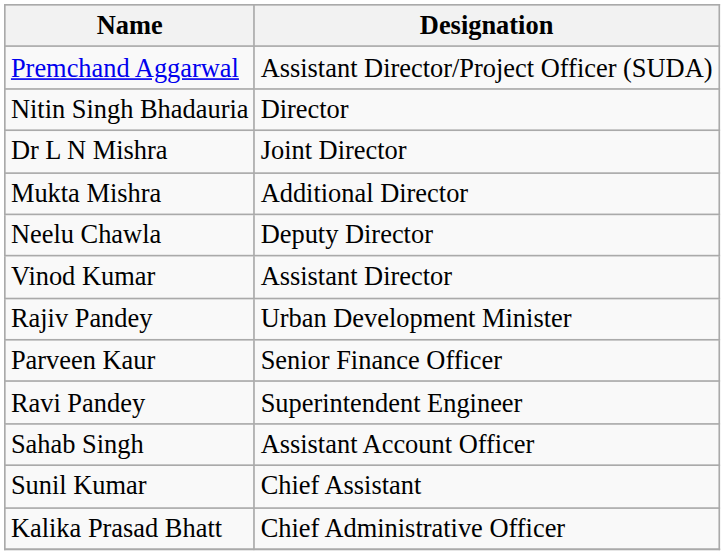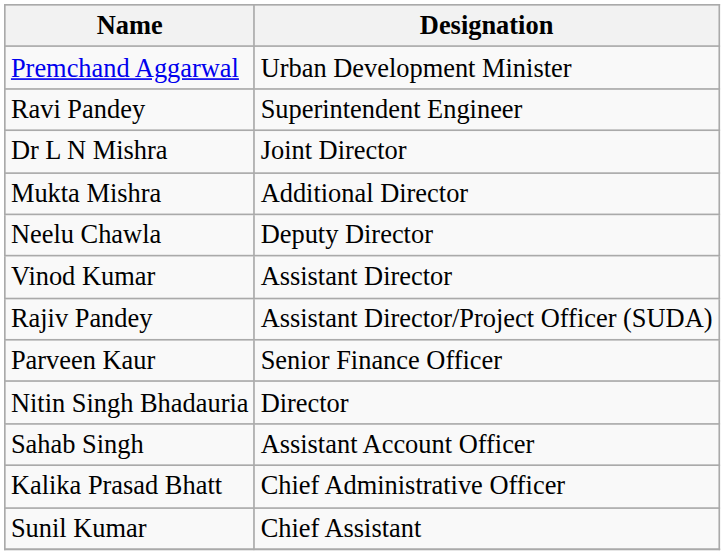(487, 67) Assistant Director/Project Officer (SUDA) -> (416, 67) Urban Development Minister
rows swapped: (130, 109) <-> (78, 402)
(416, 318) Urban Development Minister -> (487, 318) Assistant Director/Project Officer (SUDA)
rows swapped: (116, 527) <-> (79, 485)
